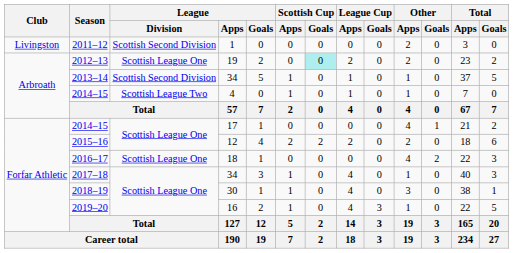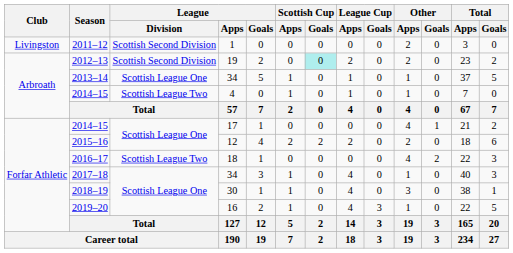(164, 61) Scottish League One -> (164, 61) Scottish Second Division
(164, 77) Scottish Second Division -> (164, 77) Scottish League One
(164, 158) Scottish League One -> (164, 158) Scottish League Two
